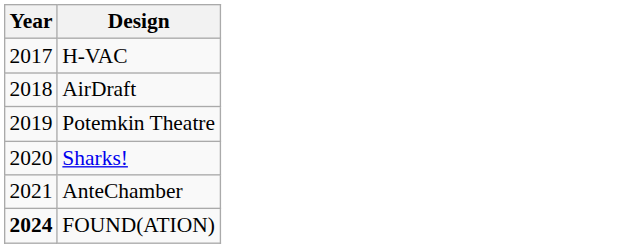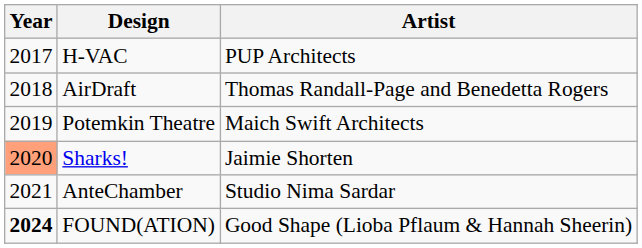+ column: (429, 21)
(31, 157) no background -> (31, 157) lightsalmon background
